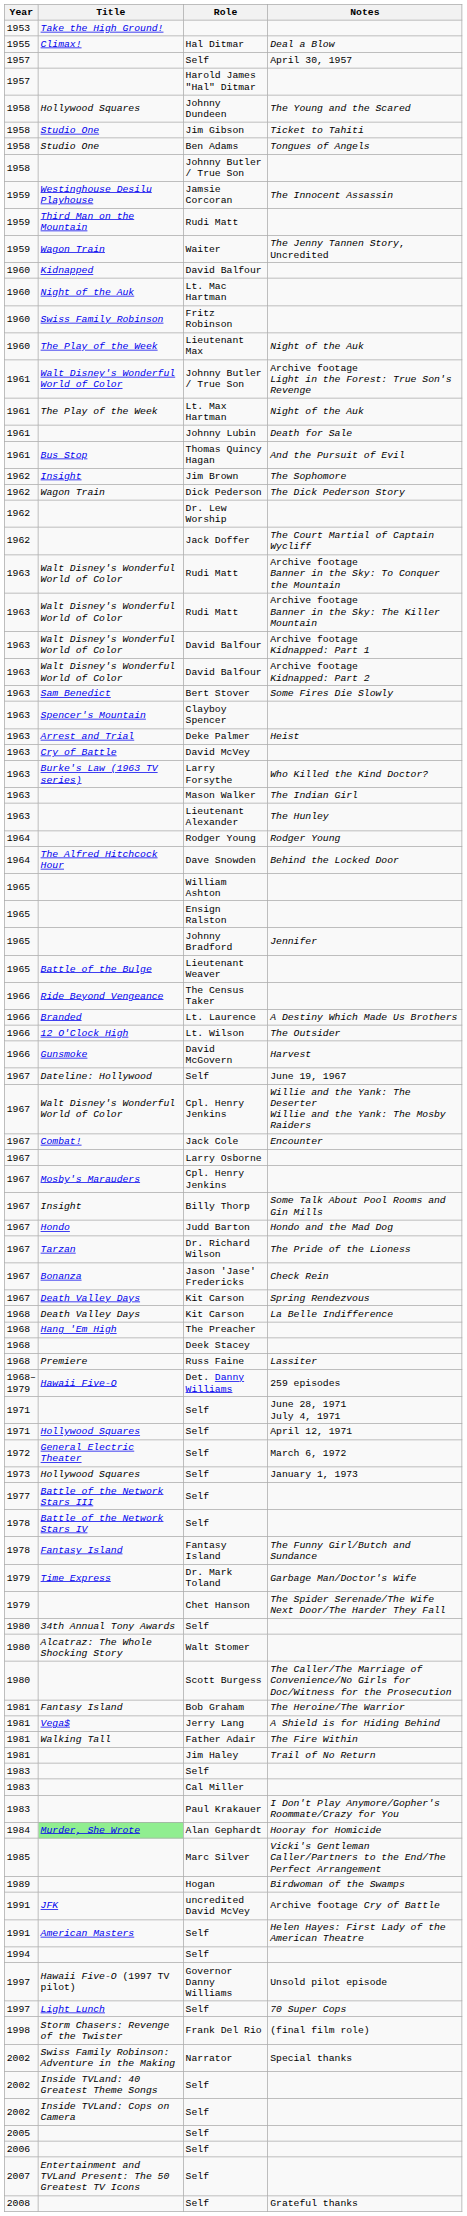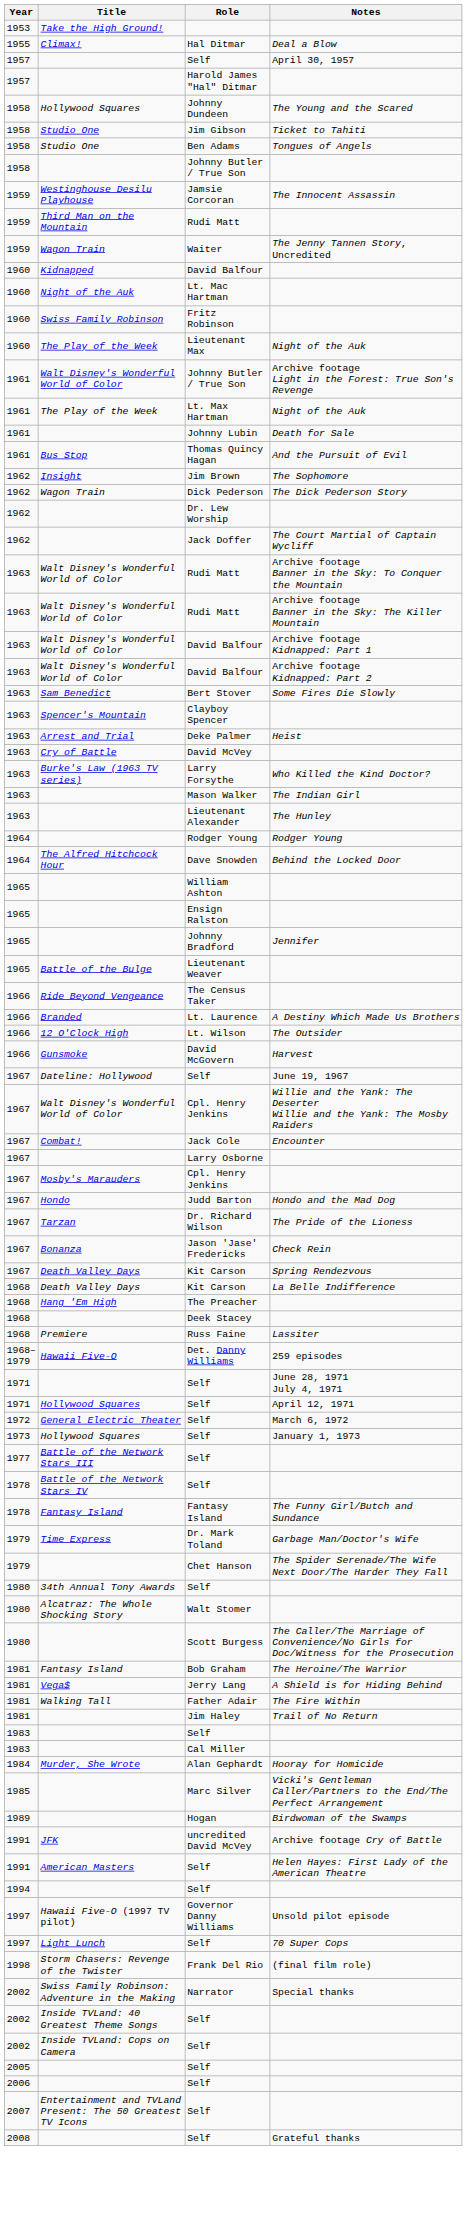- row: (18, 1206)
- row: (18, 1809)
(90, 1830) lightgreen background -> (90, 1765) no background
